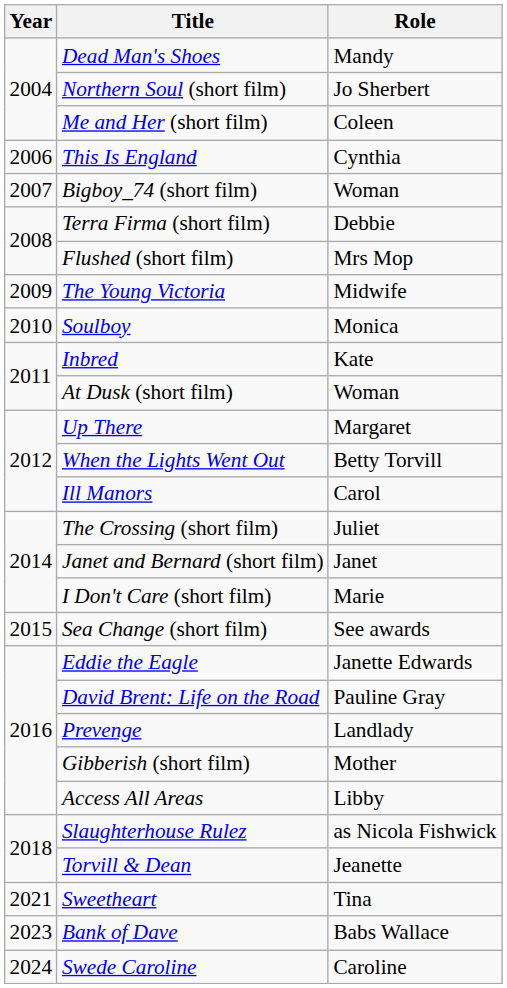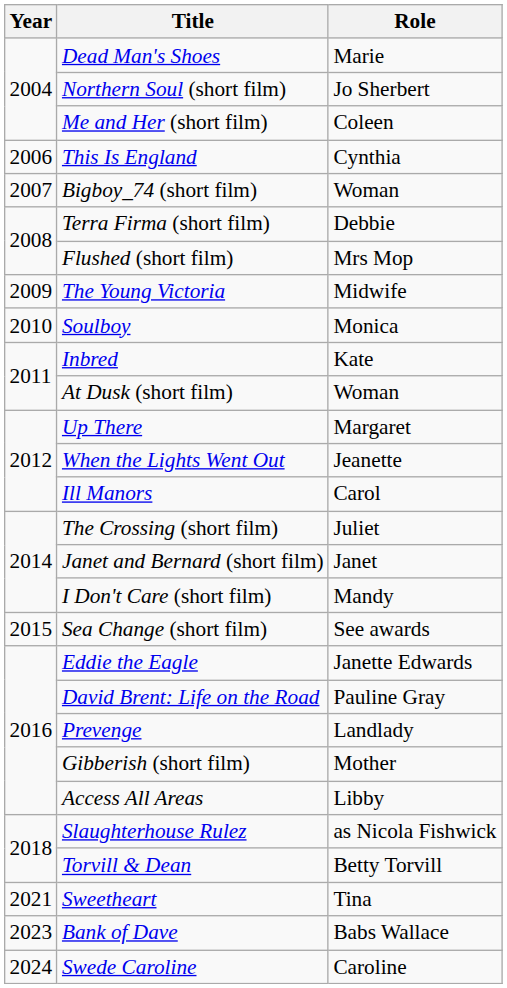(364, 55) Mandy -> (359, 55) Marie
(388, 460) Betty Torvill -> (368, 460) Jeanette
(359, 595) Marie -> (364, 595) Mandy
(368, 865) Jeanette -> (388, 865) Betty Torvill
